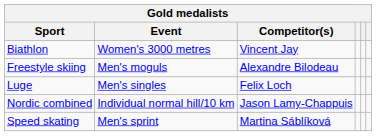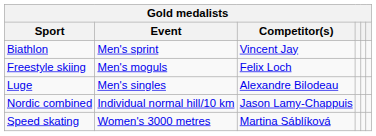(154, 49) Women's 3000 metres -> (128, 49) Men's sprint
(289, 67) Alexandre Bilodeau -> (266, 67) Felix Loch
(266, 85) Felix Loch -> (289, 85) Alexandre Bilodeau
(128, 121) Men's sprint -> (154, 121) Women's 3000 metres
